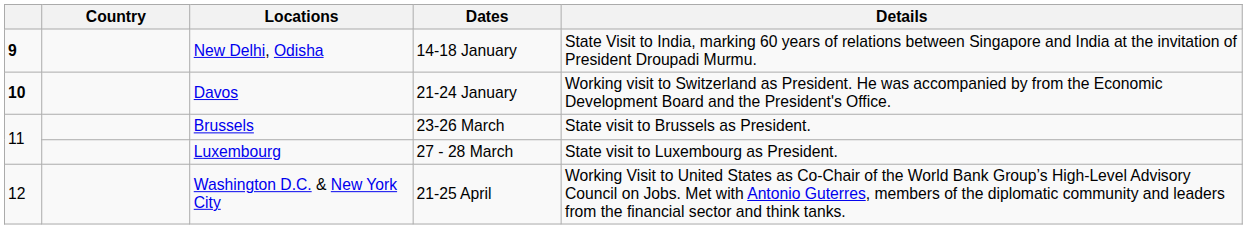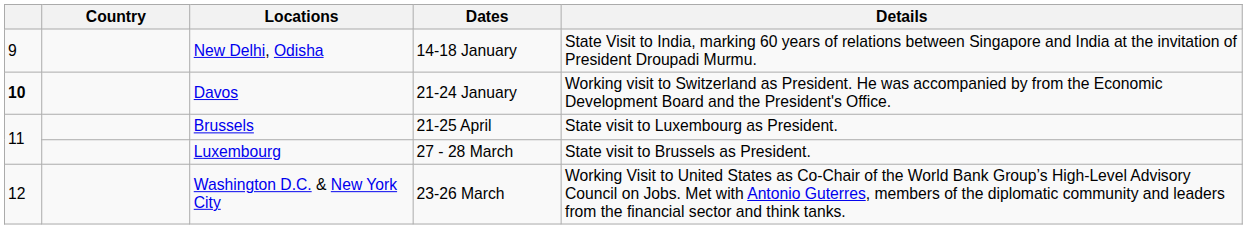(12, 50) bold -> (12, 50) normal
(461, 126) 23-26 March -> (454, 126) 21-25 April
(688, 126) State visit to Brussels as President. -> (701, 126) State visit to Luxembourg as President.
(701, 151) State visit to Luxembourg as President. -> (688, 151) State visit to Brussels as President.
(454, 194) 21-25 April -> (461, 194) 23-26 March
